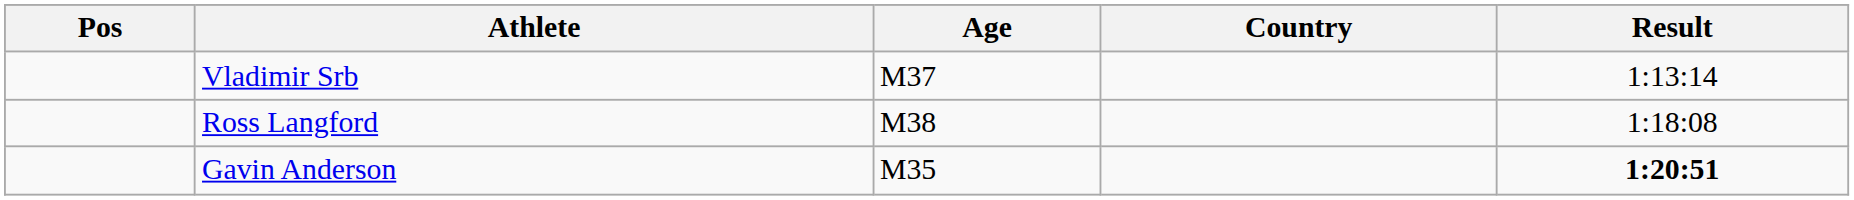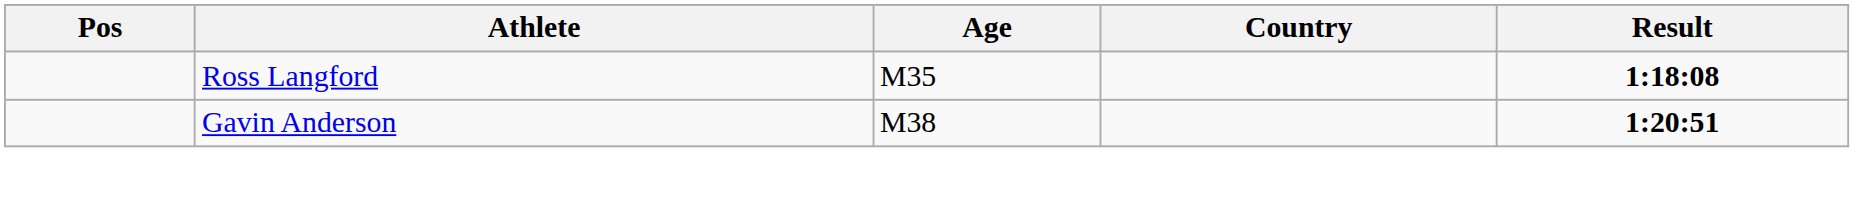- row: (280, 75)
(908, 122) M38 -> (908, 75) M35
(1672, 122) normal -> (1672, 75) bold
(908, 169) M35 -> (908, 122) M38
